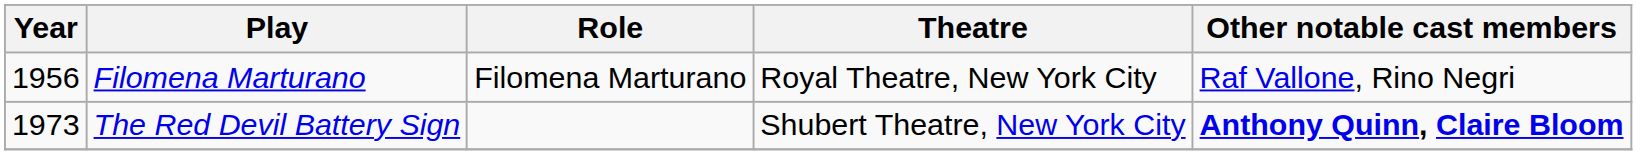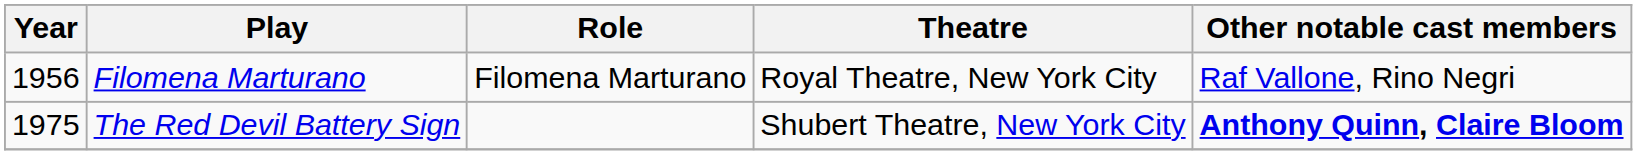(46, 125) 1973 -> (46, 125) 1975
